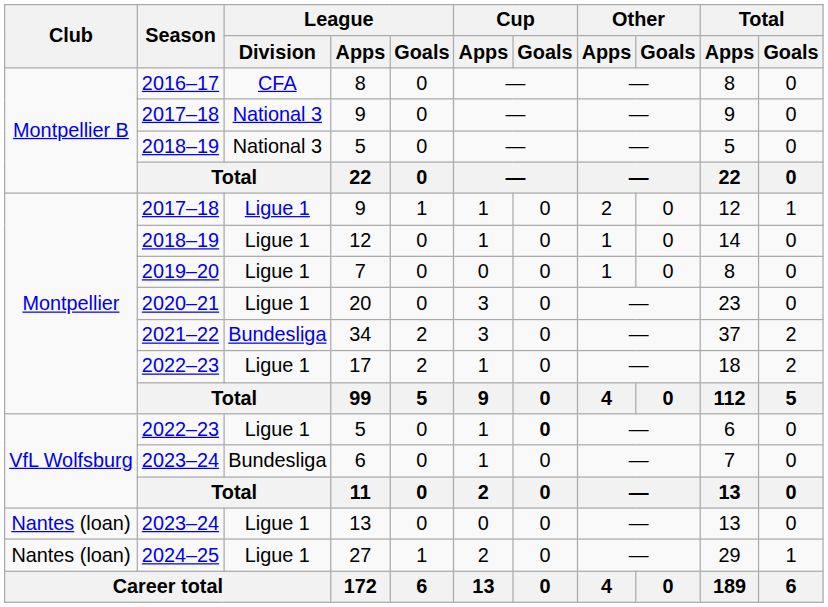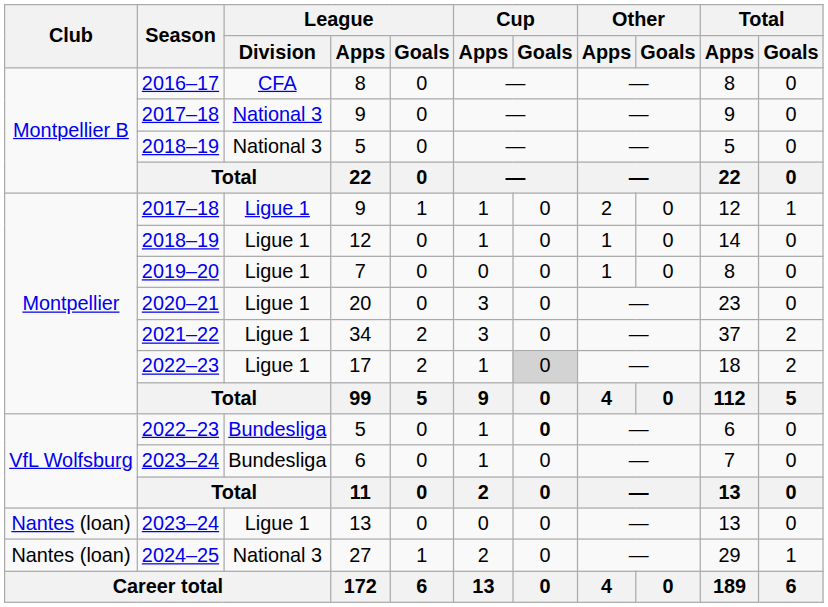(277, 334) Bundesliga -> (277, 334) Ligue 1
(545, 366) no background -> (545, 366) lightgrey background
(277, 429) Ligue 1 -> (277, 429) Bundesliga
(277, 555) Ligue 1 -> (277, 555) National 3
